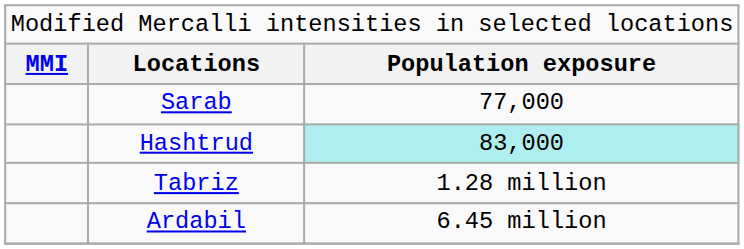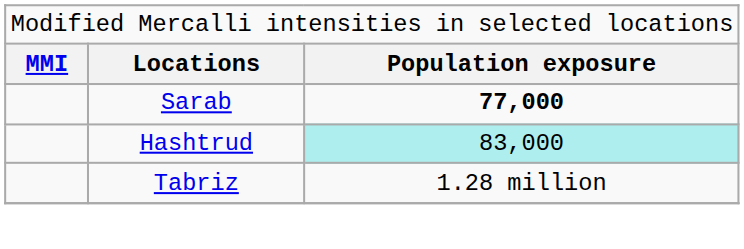(522, 104) normal -> (522, 104) bold
- row: (196, 223)
